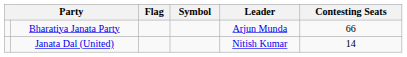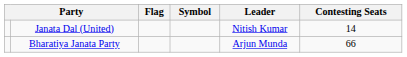rows swapped: (74, 28) <-> (74, 44)
